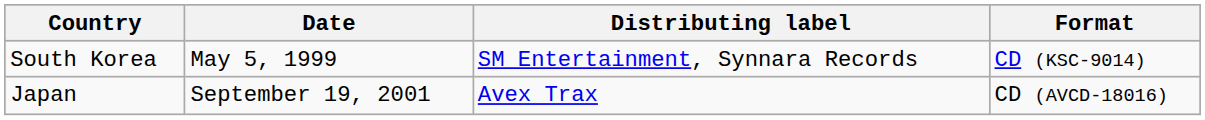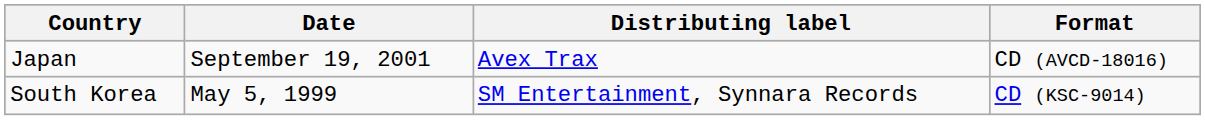rows swapped: (84, 59) <-> (44, 95)
